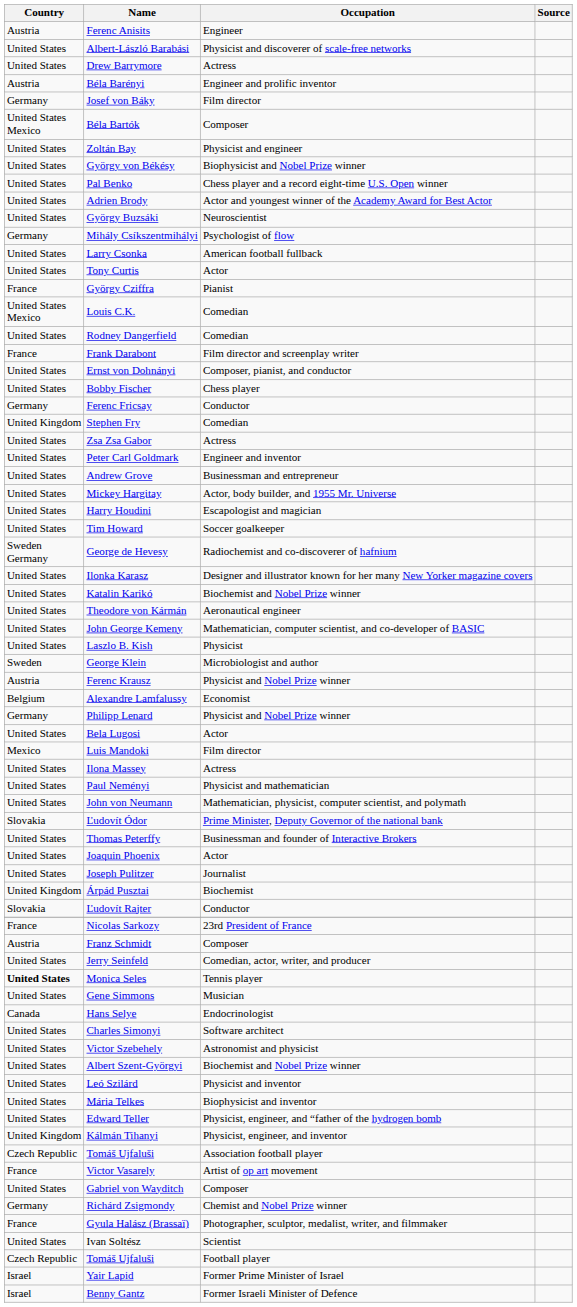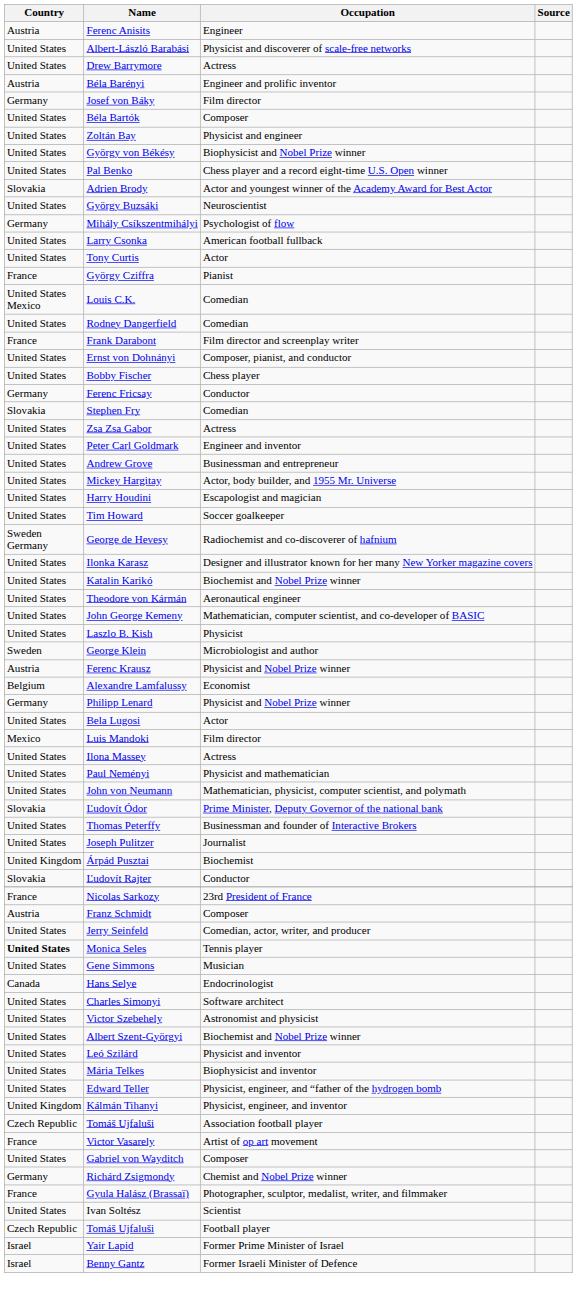(36, 124) United States Mexico -> (36, 118) United States
(36, 200) United States -> (26, 188) Slovakia
(44, 423) United Kingdom -> (26, 410) Slovakia
- row: (123, 855)
